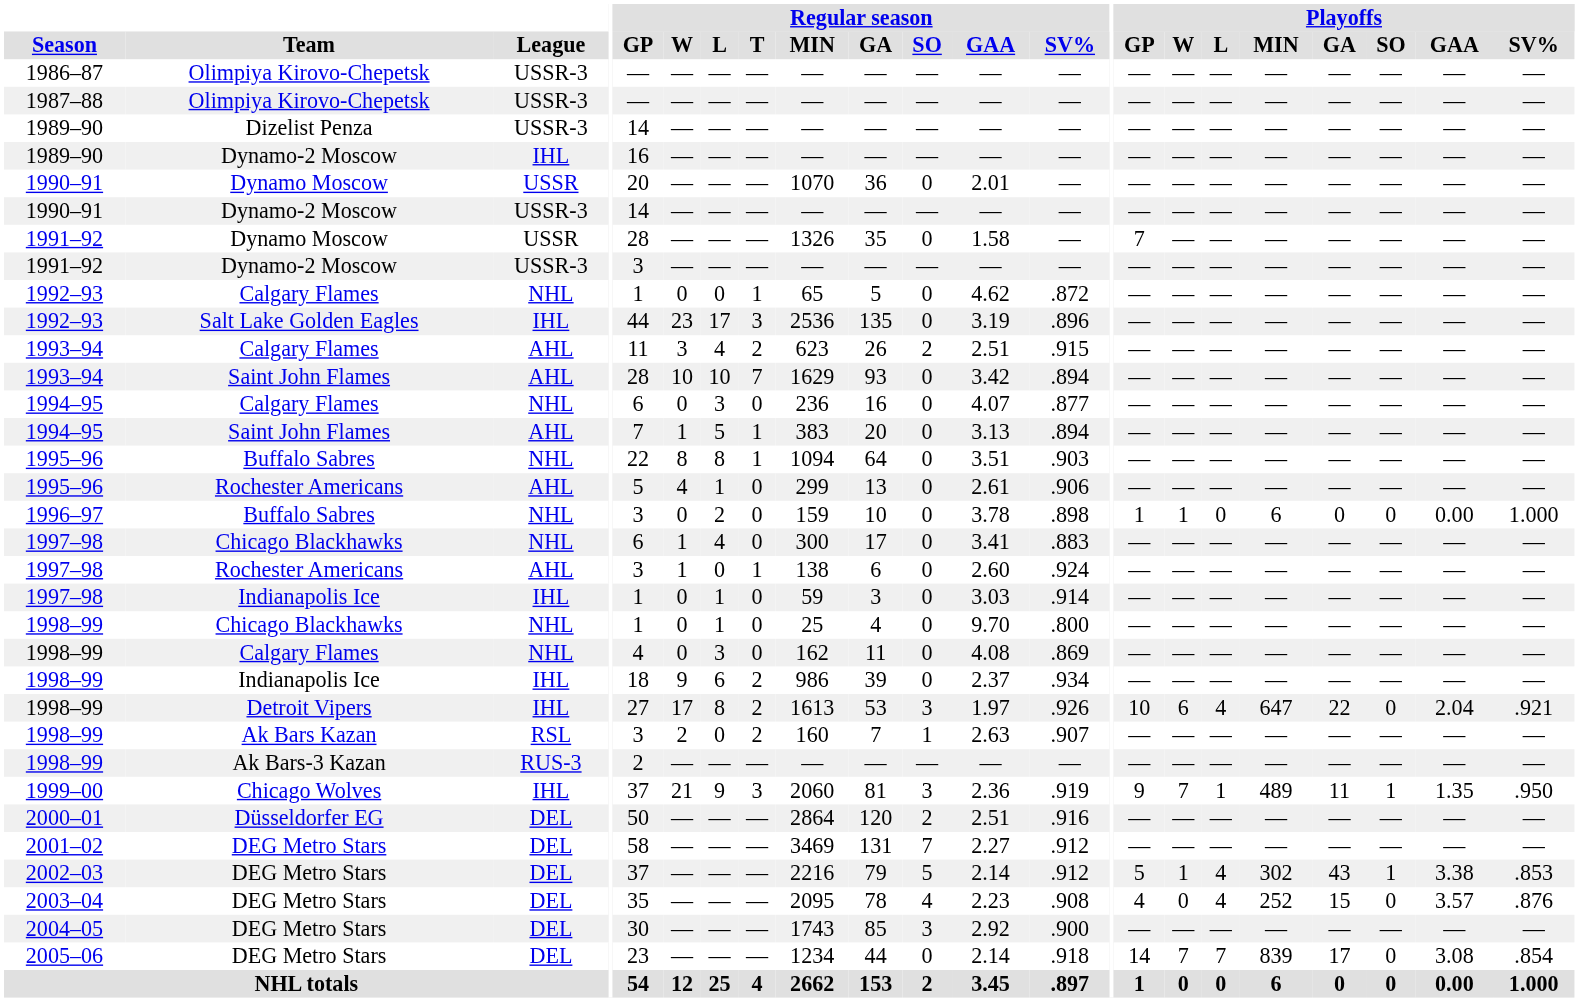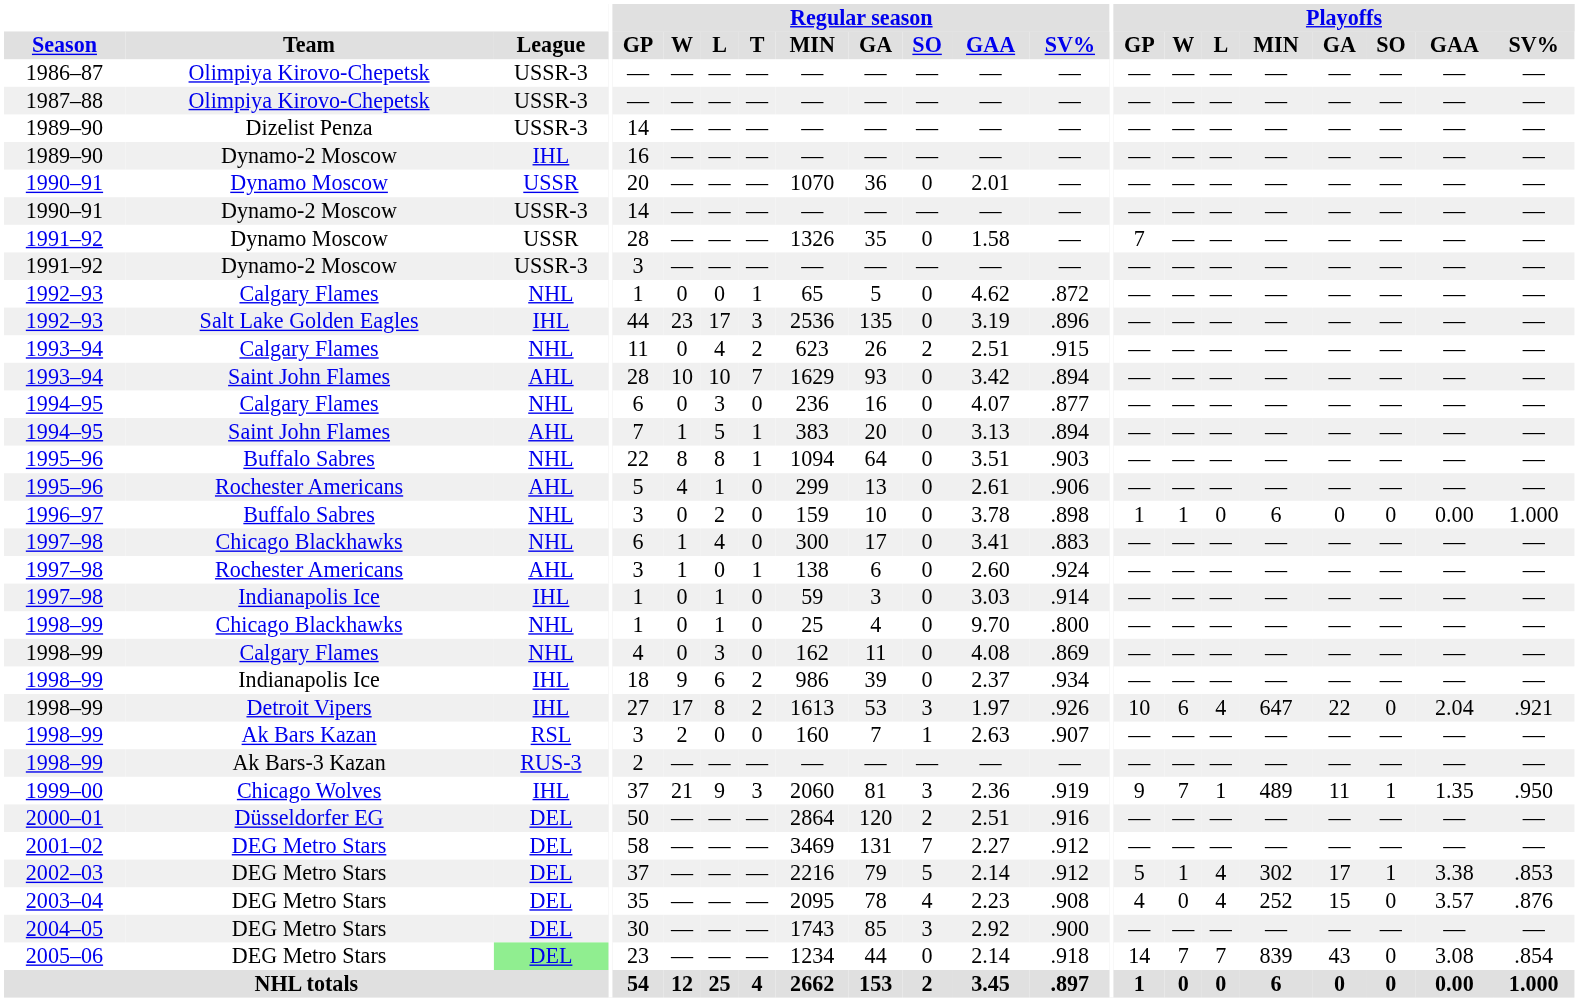(551, 348) AHL -> (551, 348) NHL
(682, 348) 3 -> (682, 348) 0
(757, 735) 2 -> (757, 735) 0
(1339, 873) 43 -> (1339, 873) 17
(551, 956) no background -> (551, 956) lightgreen background
(1339, 956) 17 -> (1339, 956) 43
